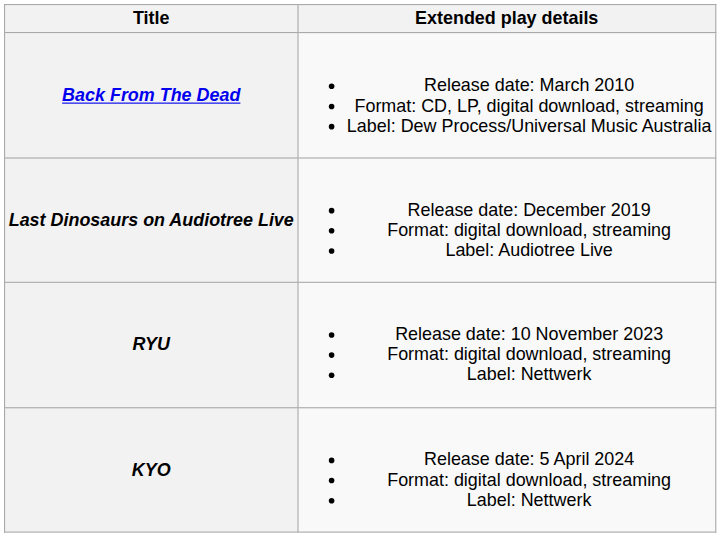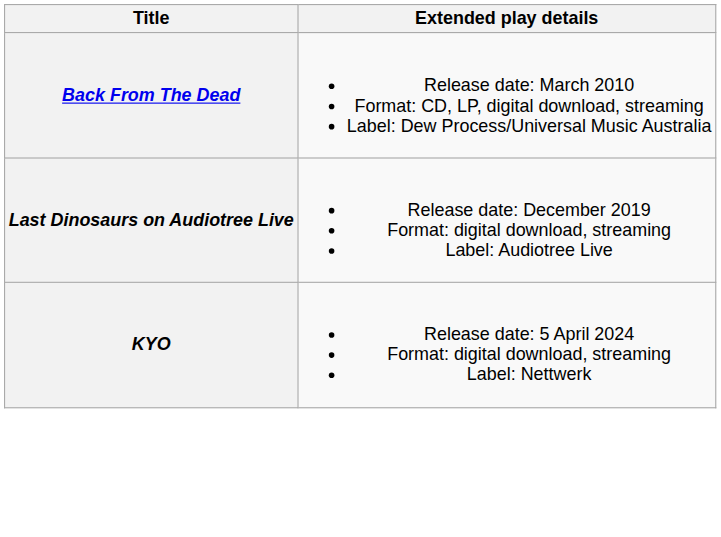- row: (151, 344)
